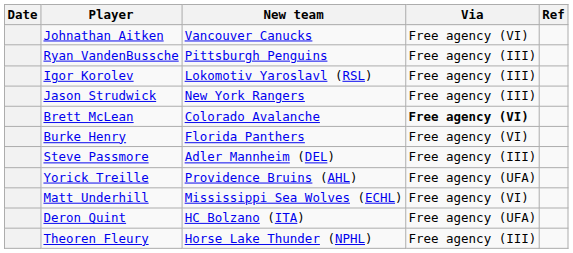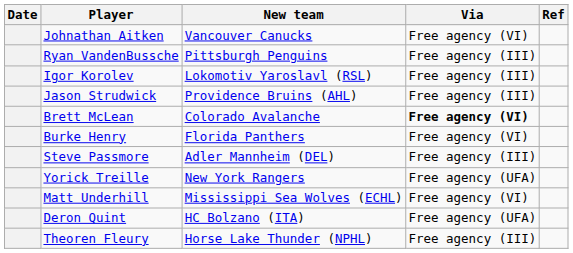(245, 96) New York Rangers -> (271, 96) Providence Bruins (AHL)
(271, 177) Providence Bruins (AHL) -> (245, 177) New York Rangers
